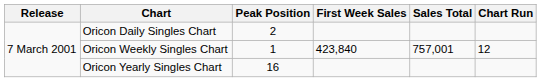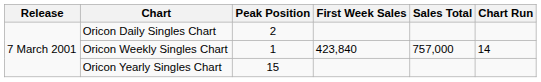(433, 49) 757,001 -> (433, 49) 757,000
(484, 49) 12 -> (484, 49) 14
(273, 67) 16 -> (273, 67) 15
